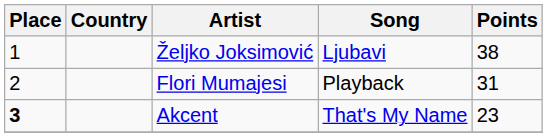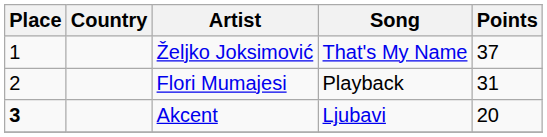(354, 52) Ljubavi -> (395, 52) That's My Name
(488, 52) 38 -> (488, 52) 37
(395, 115) That's My Name -> (354, 115) Ljubavi
(488, 115) 23 -> (488, 115) 20
